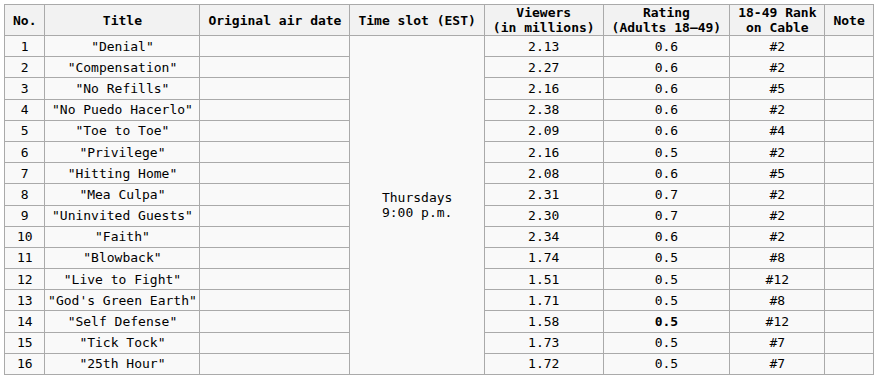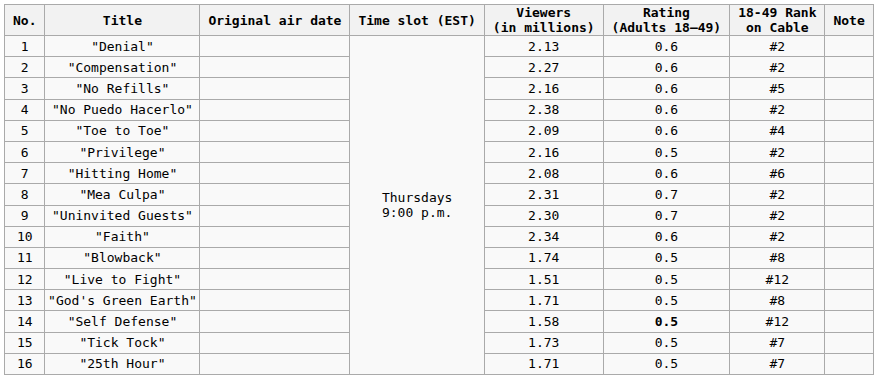(777, 173) #5 -> (777, 173) #6
(544, 364) 1.72 -> (544, 364) 1.71
